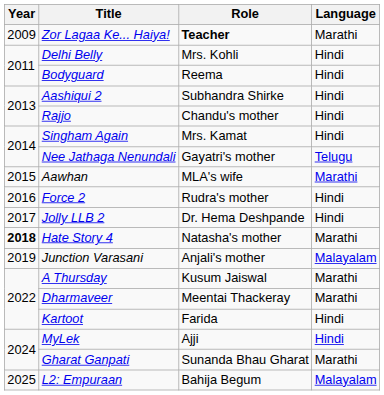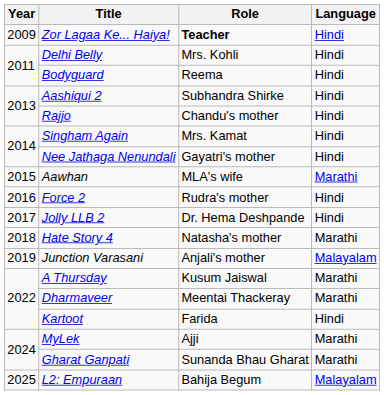(336, 34) Marathi -> (329, 34) Hindi
(334, 156) Telugu -> (329, 156) Hindi
(22, 237) bold -> (22, 237) normal
(329, 339) Hindi -> (336, 339) Marathi
